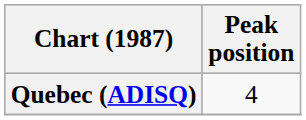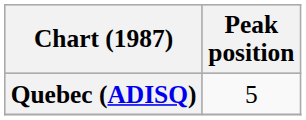(251, 93) 4 -> (251, 93) 5
